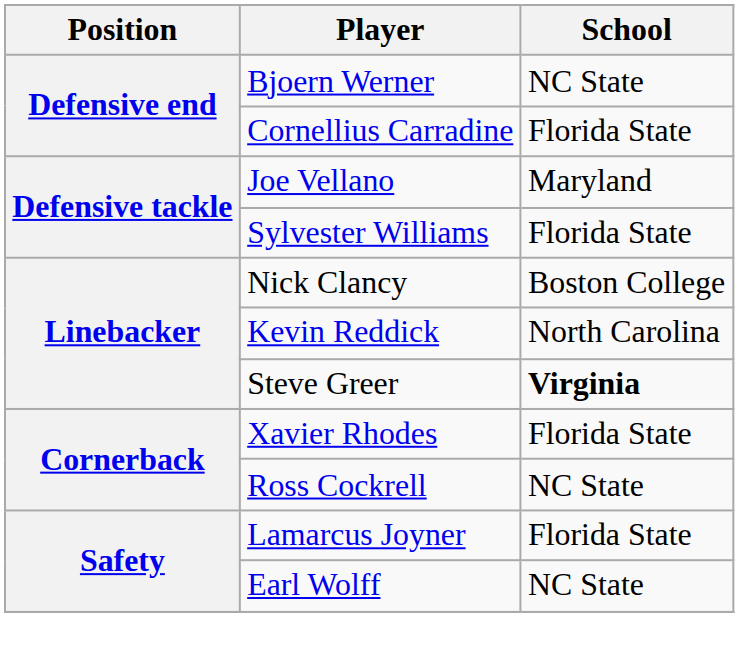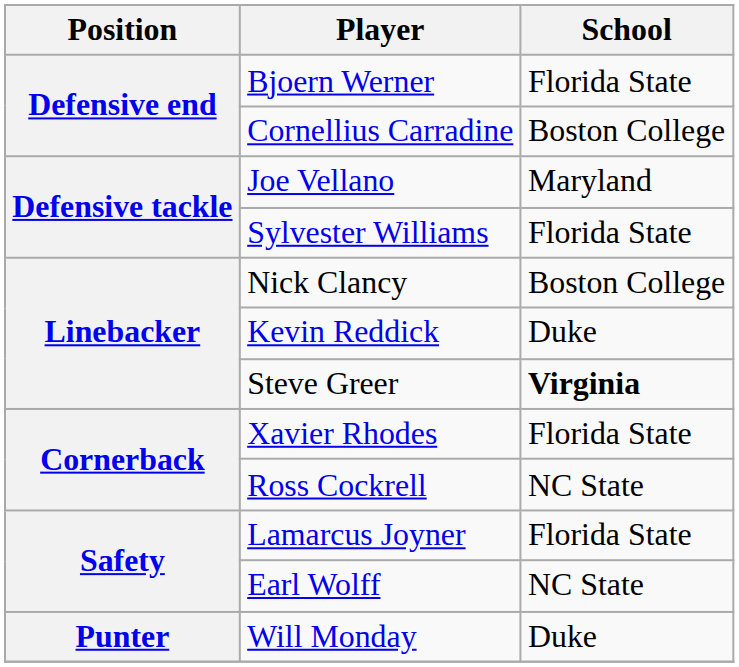(586, 80) NC State -> (610, 80) Florida State
(610, 130) Florida State -> (627, 130) Boston College
(624, 332) North Carolina -> (563, 332) Duke
+ row: (332, 635)
